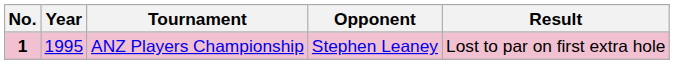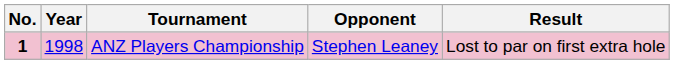(64, 46) 1995 -> (64, 46) 1998
